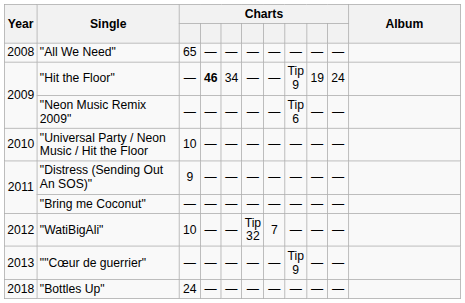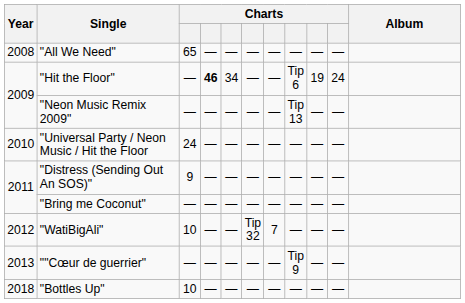(296, 78) Tip 9 -> (296, 78) Tip 6
(296, 111) Tip 6 -> (296, 111) Tip 13
(190, 144) 10 -> (190, 144) 24
(190, 289) 24 -> (190, 289) 10
